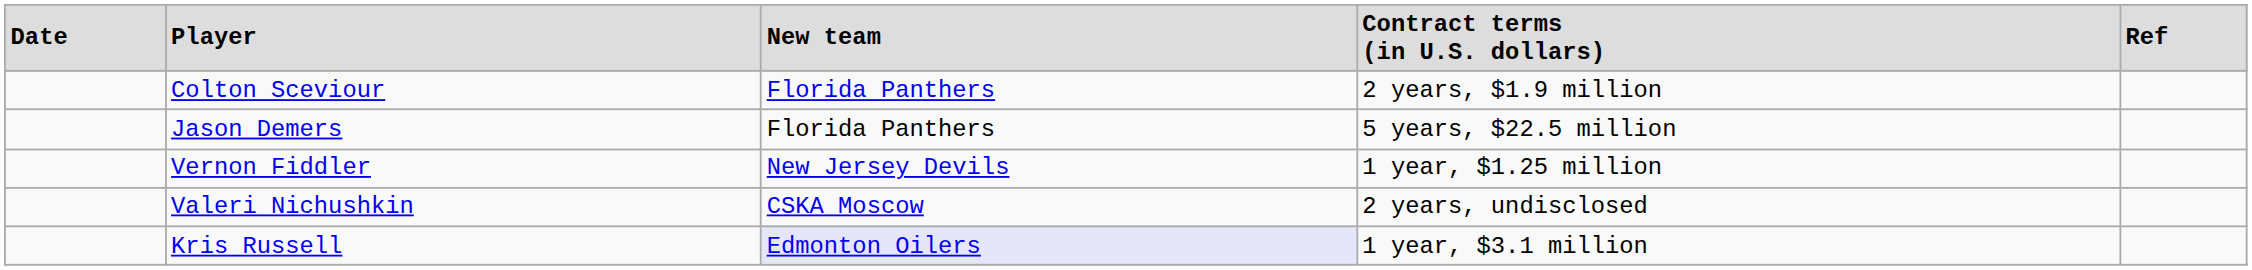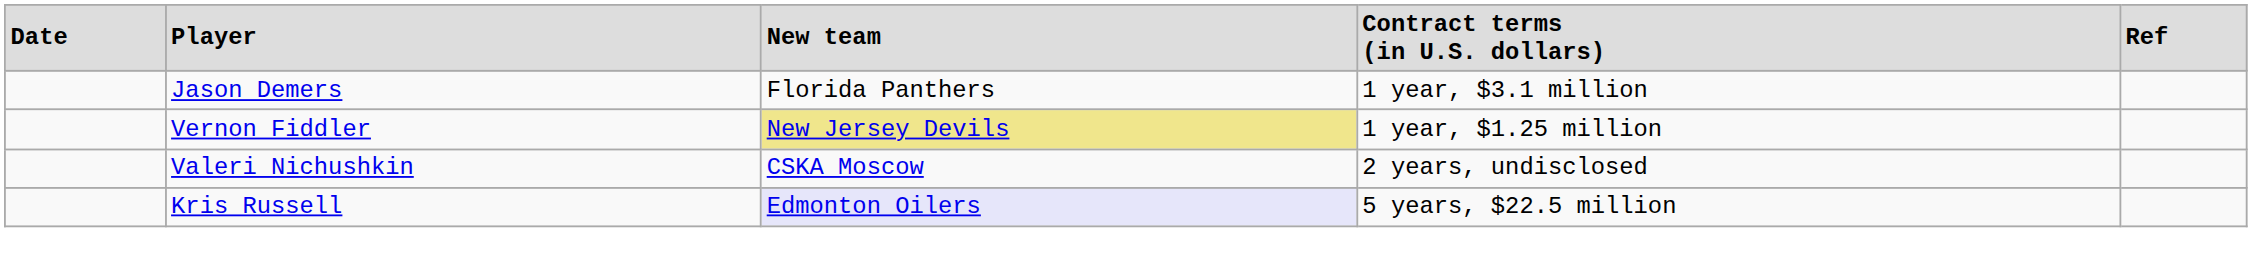- row: (278, 91)
(1519, 129) 5 years, $22.5 million -> (1505, 91) 1 year, $3.1 million
(888, 168) no background -> (888, 129) khaki background
(1505, 246) 1 year, $3.1 million -> (1519, 207) 5 years, $22.5 million
